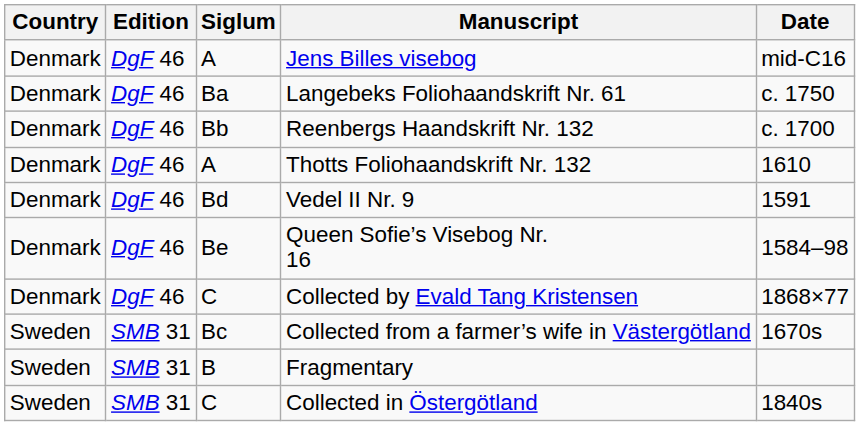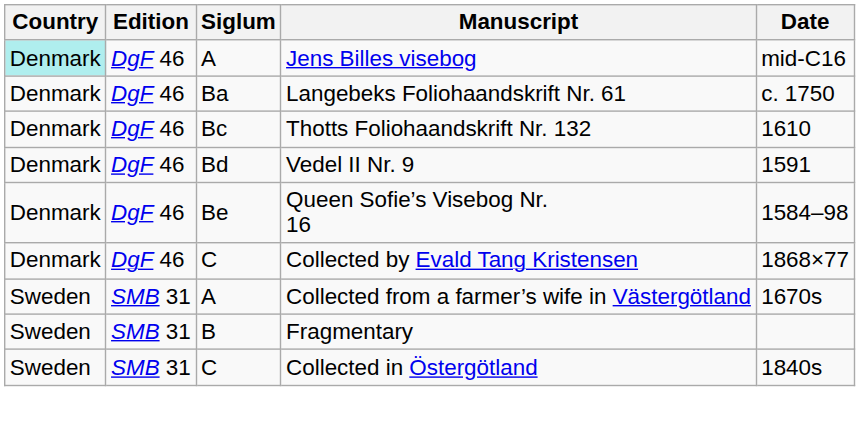(55, 57) no background -> (55, 57) paleturquoise background
- row: (440, 128)
(209, 164) A -> (214, 128) Bc
(214, 331) Bc -> (209, 296) A
